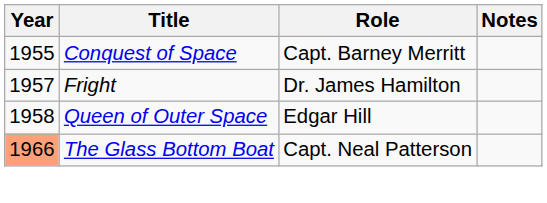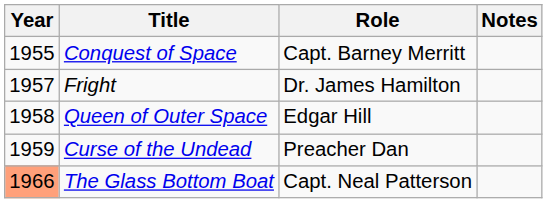+ row: (158, 149)
